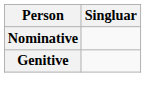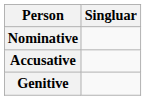+ row: (43, 60)
